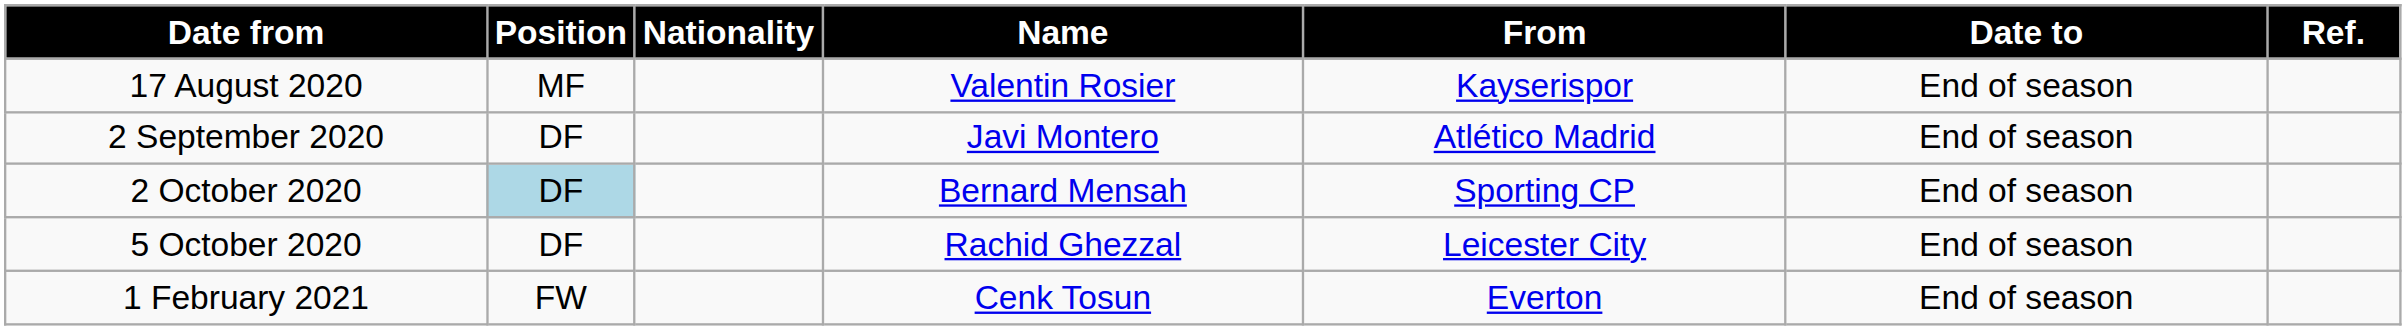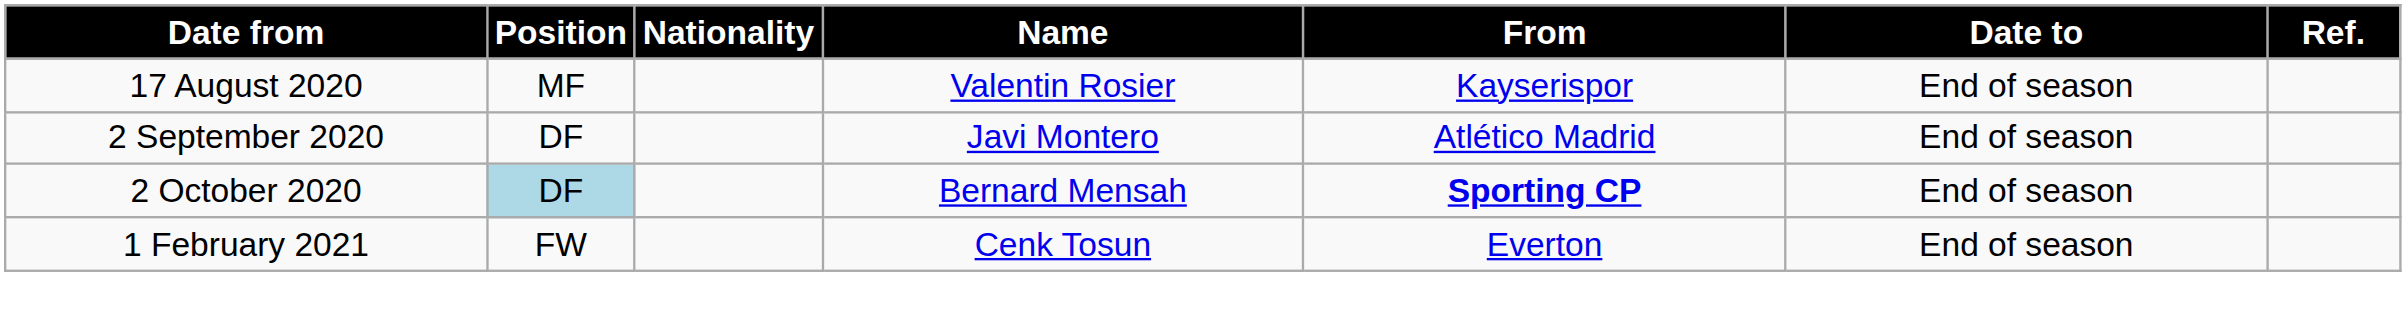(1545, 191) normal -> (1545, 191) bold
- row: (246, 244)
